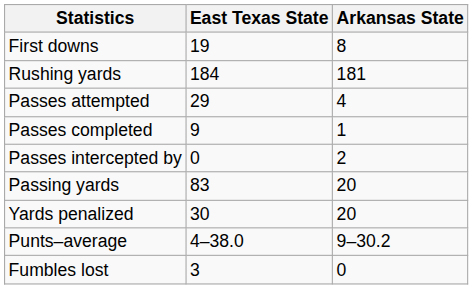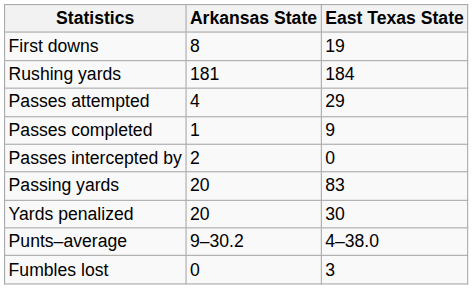columns swapped: (400, 18) <-> (259, 18)
